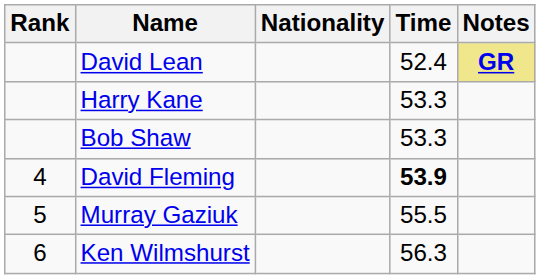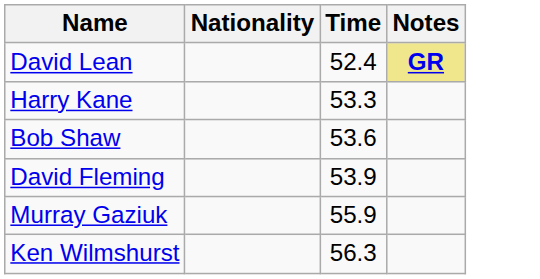- column: (40, 23)
(423, 138) 53.3 -> (353, 138) 53.6
(423, 176) bold -> (353, 176) normal
(423, 215) 55.5 -> (353, 215) 55.9
